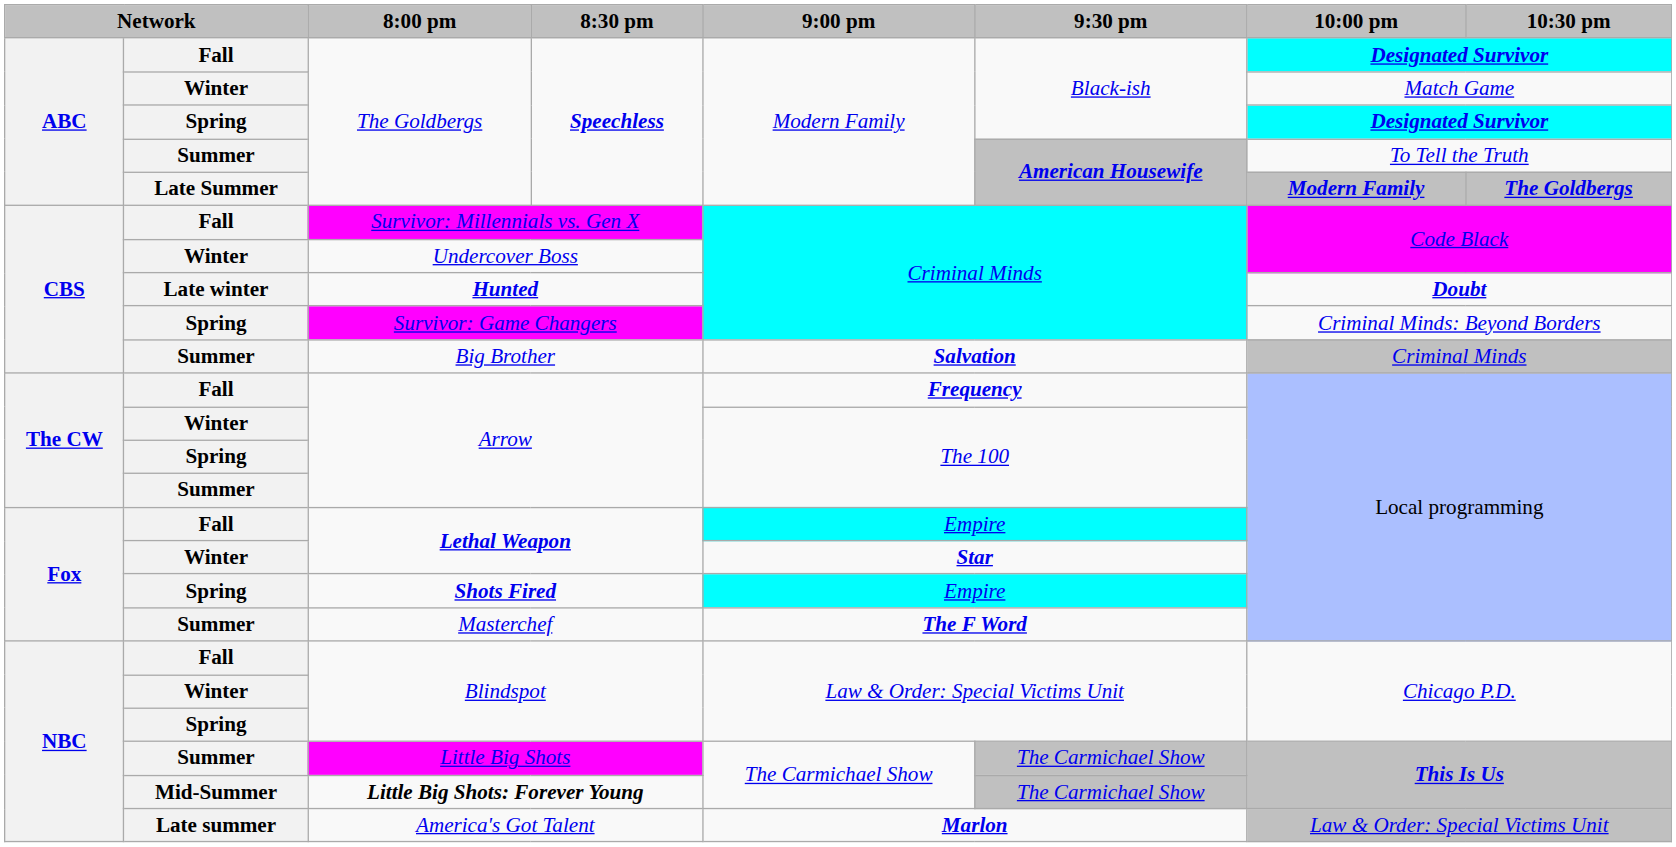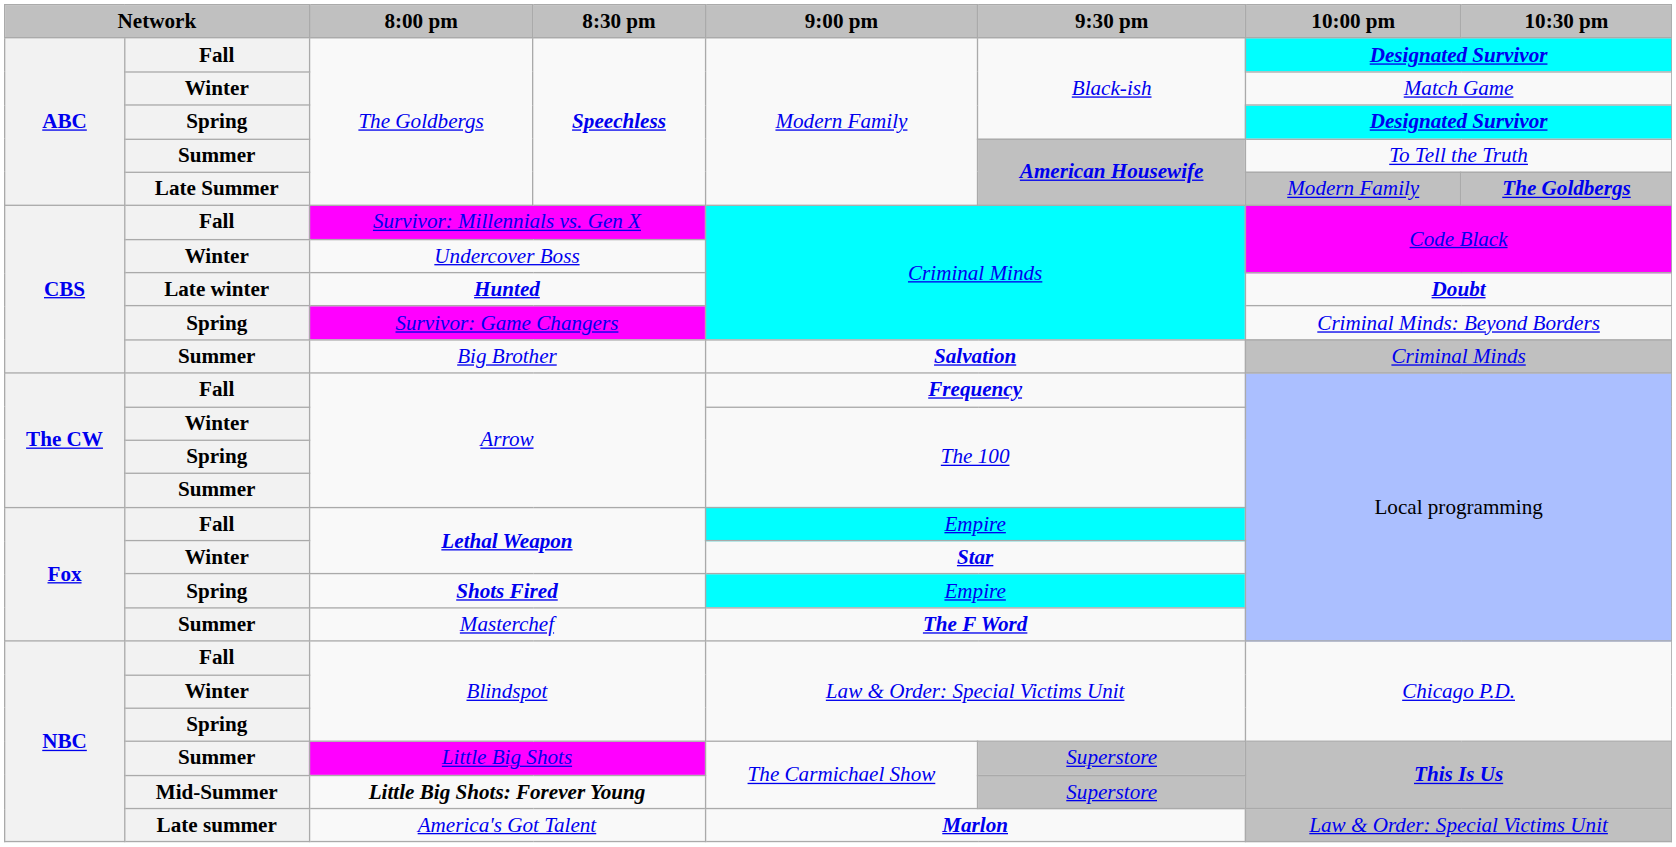(1356, 188) bold -> (1353, 188) normal
(1111, 758) The Carmichael Show -> (1112, 758) Superstore
(1111, 791) The Carmichael Show -> (1112, 791) Superstore
